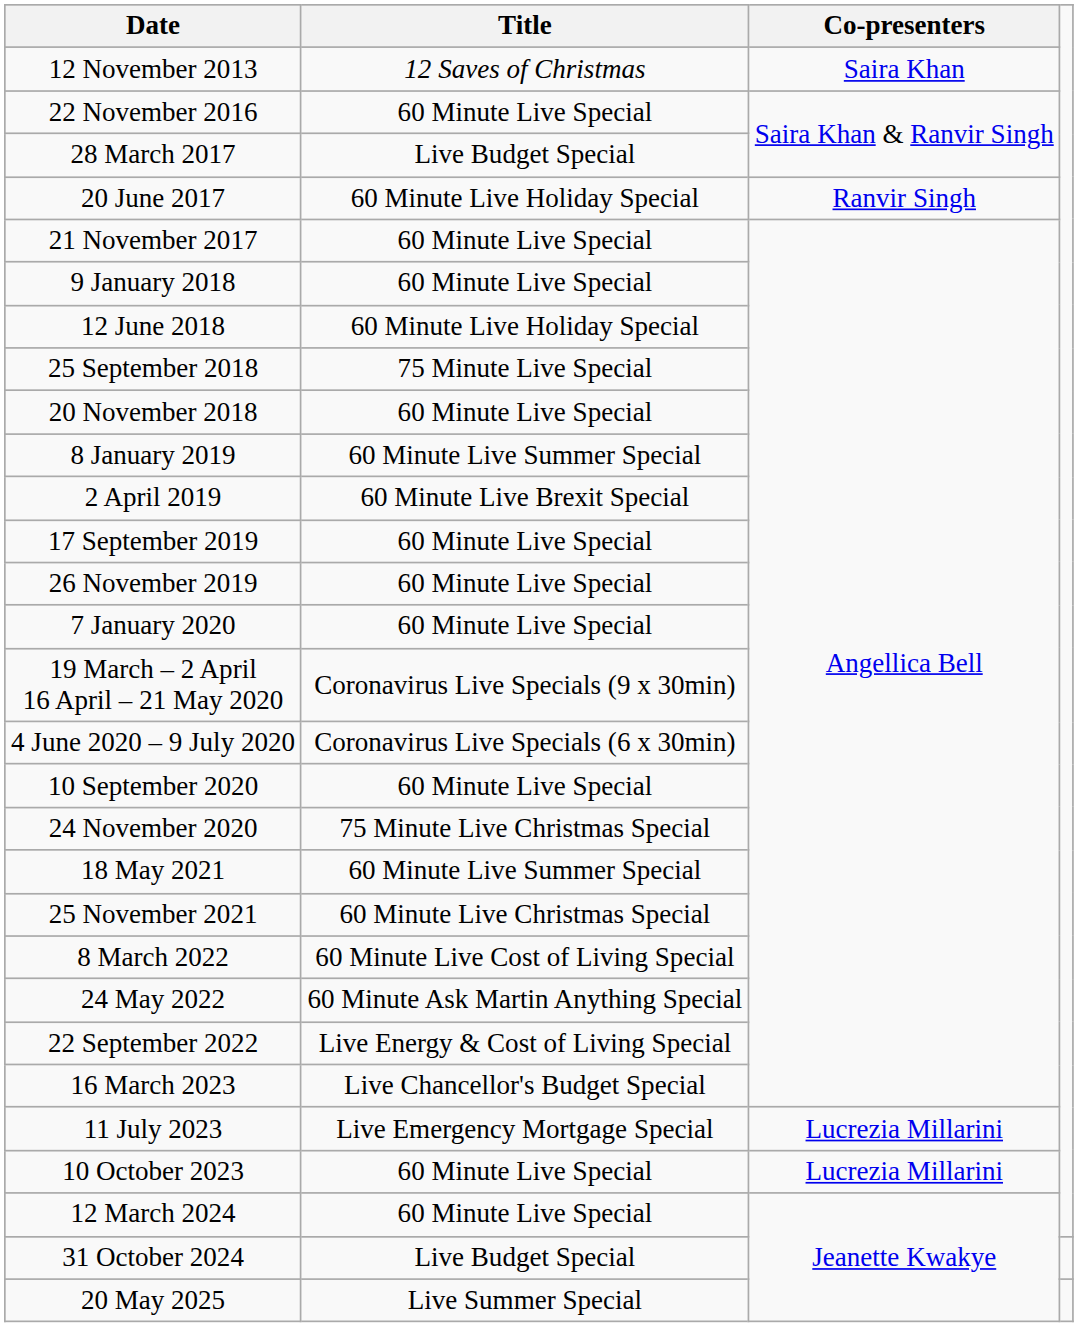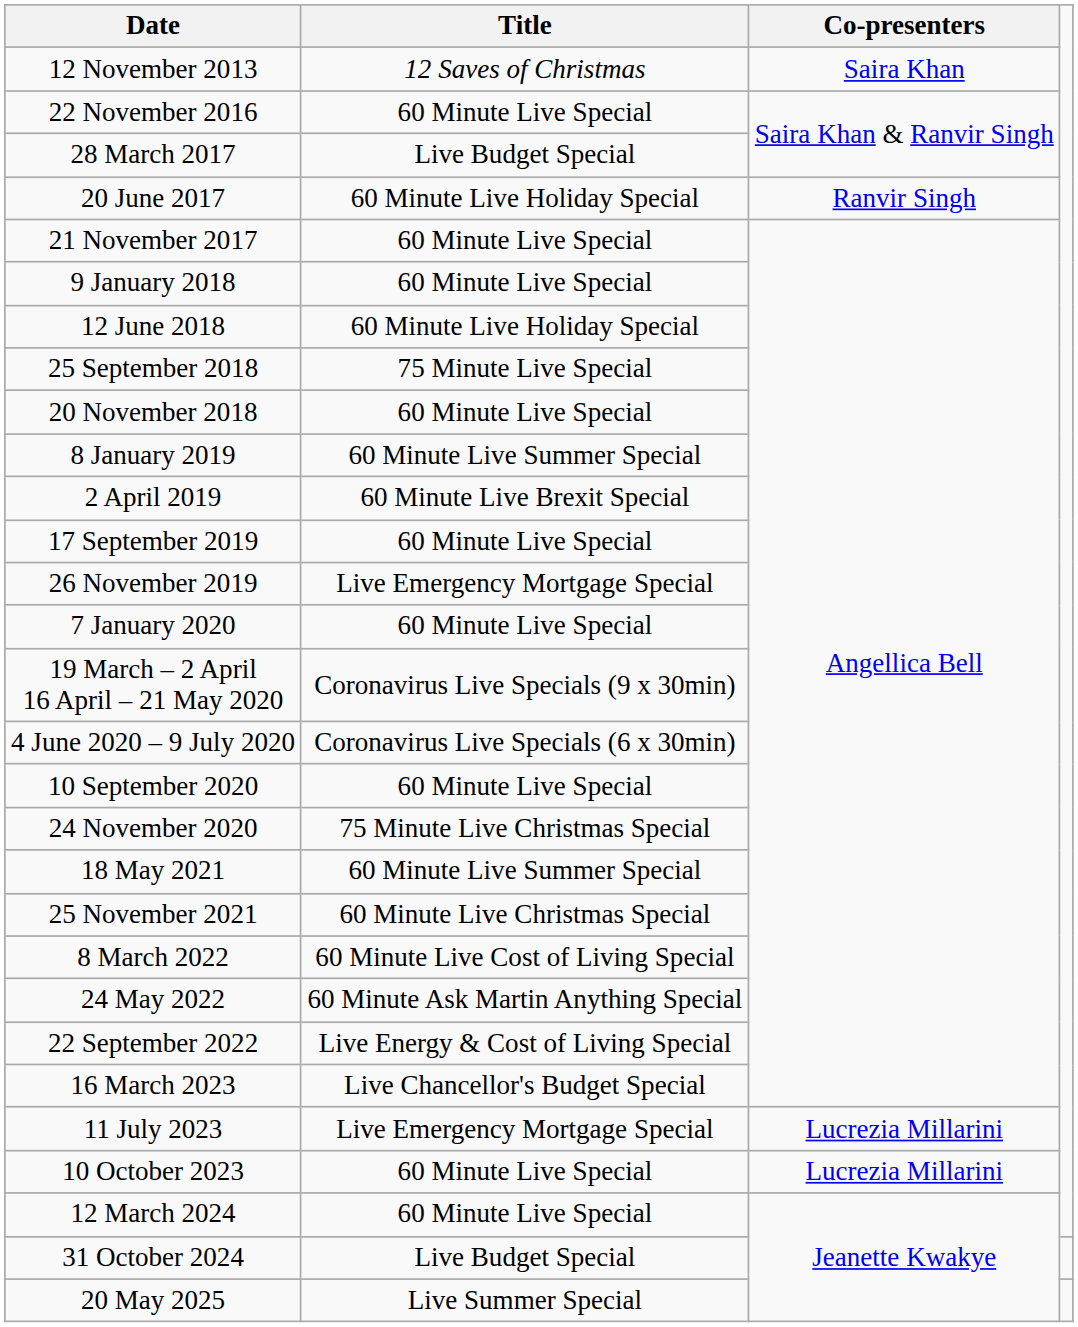(525, 583) 60 Minute Live Special -> (525, 583) Live Emergency Mortgage Special
